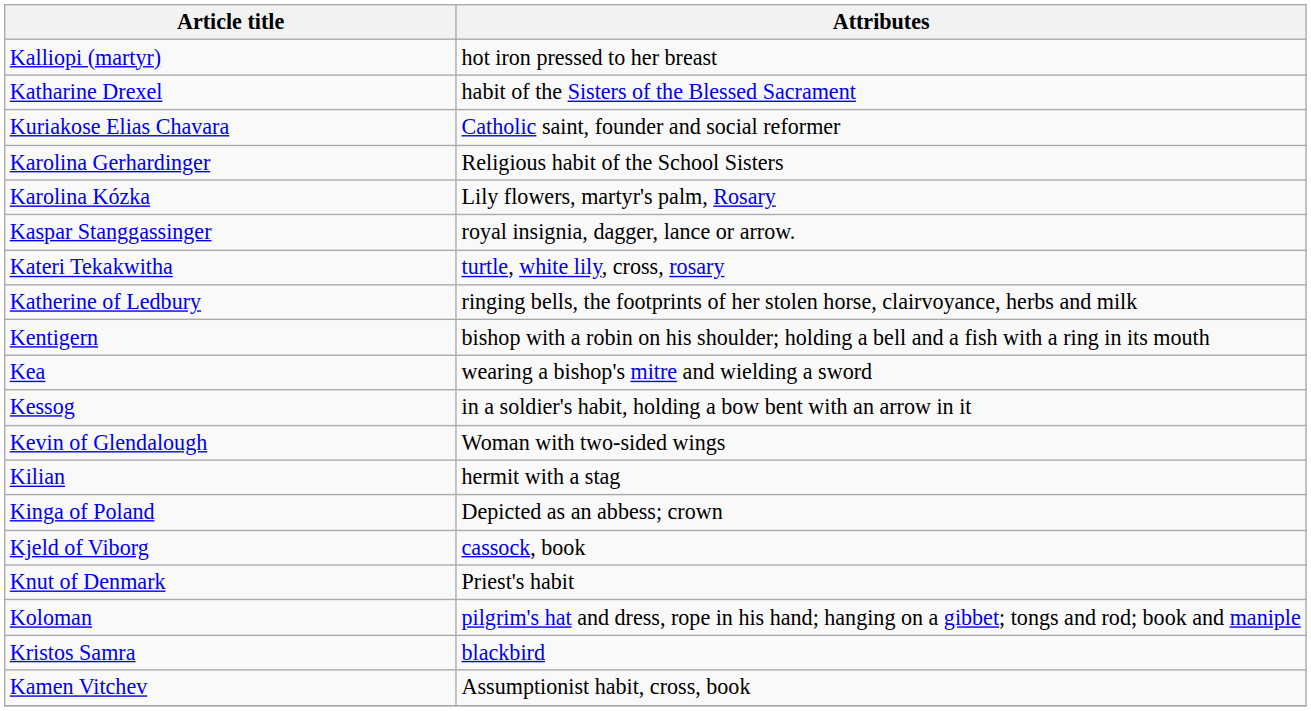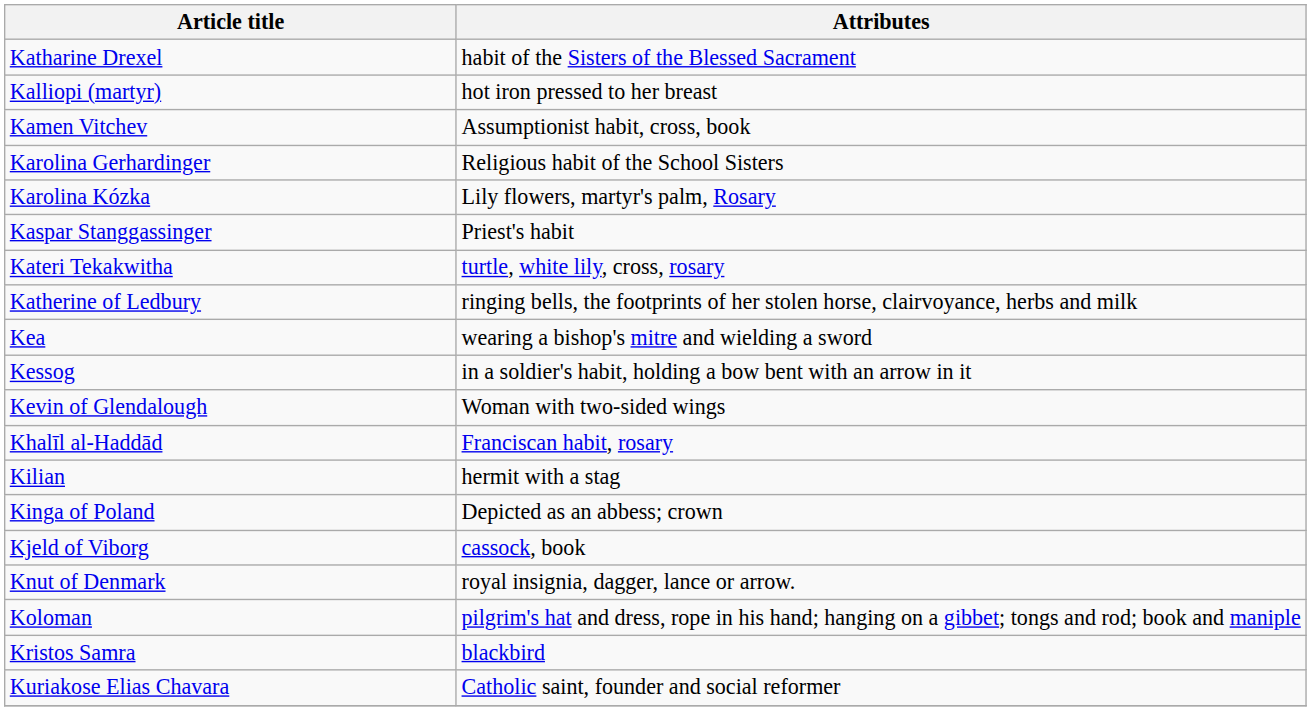rows swapped: (86, 92) <-> (86, 57)
rows swapped: (79, 687) <-> (120, 127)
(628, 232) royal insignia, dagger, lance or arrow. -> (518, 232) Priest's habit
- row: (54, 337)
+ row: (86, 442)
(518, 582) Priest's habit -> (628, 582) royal insignia, dagger, lance or arrow.
